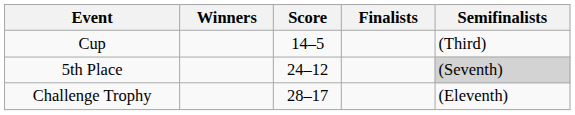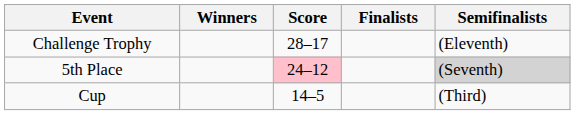rows swapped: (92, 43) <-> (92, 95)
(308, 69) no background -> (308, 69) pink background
